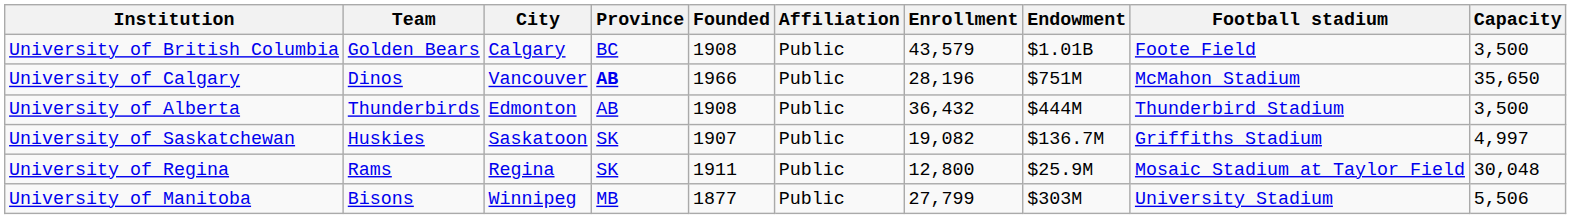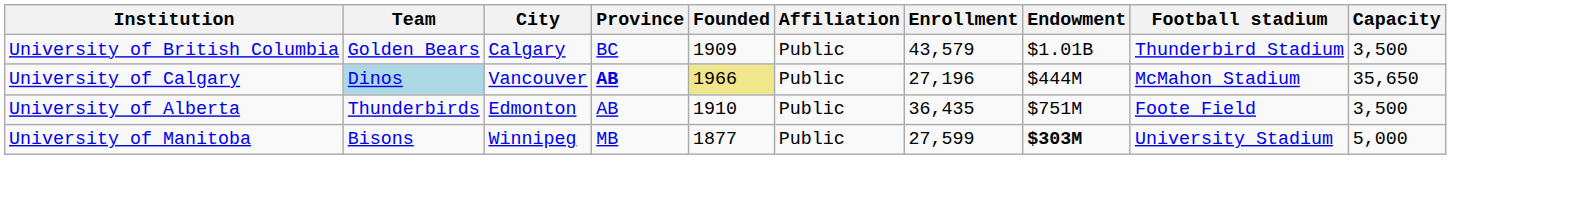(715, 50) 1908 -> (715, 50) 1909
(1195, 50) Foote Field -> (1239, 50) Thunderbird Stadium
(375, 79) no background -> (375, 79) lightblue background
(715, 79) no background -> (715, 79) khaki background
(941, 79) 28,196 -> (941, 79) 27,196
(1055, 79) $751M -> (1055, 79) $444M
(715, 109) 1908 -> (715, 109) 1910
(941, 109) 36,432 -> (941, 109) 36,435
(1055, 109) $444M -> (1055, 109) $751M
(1239, 109) Thunderbird Stadium -> (1195, 109) Foote Field
- row: (152, 139)
- row: (119, 169)
(941, 199) 27,799 -> (941, 139) 27,599
(1055, 199) normal -> (1055, 139) bold
(1501, 199) 5,506 -> (1380, 139) 5,000
